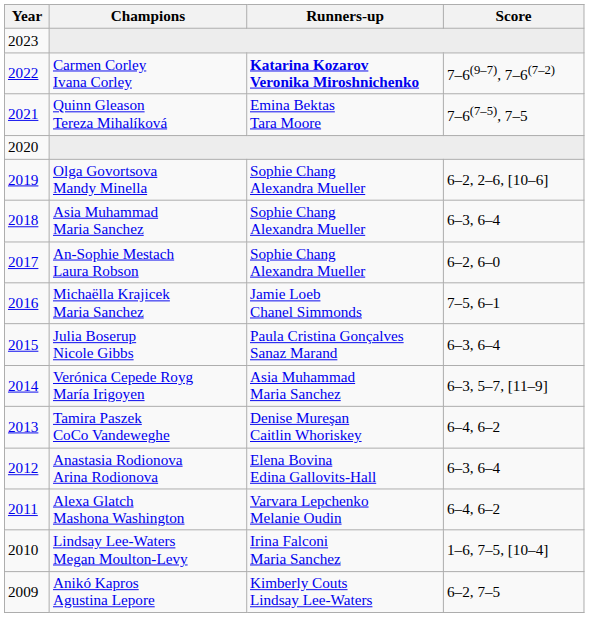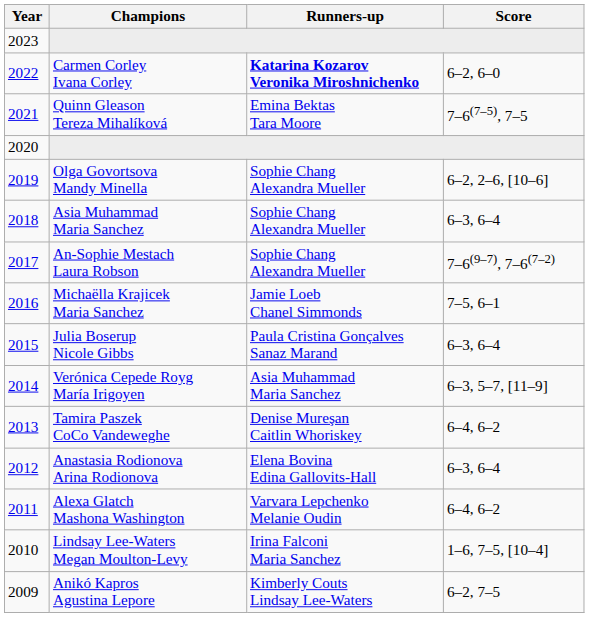(501, 73) 7–6(9–7), 7–6(7–2) -> (474, 73) 6–2, 6–0
(474, 262) 6–2, 6–0 -> (501, 262) 7–6(9–7), 7–6(7–2)
